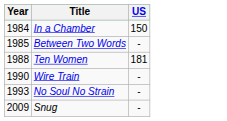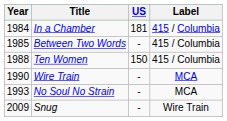+ column: (186, 12)
(139, 28) 150 -> (139, 28) 181
(139, 60) 181 -> (139, 60) 150
